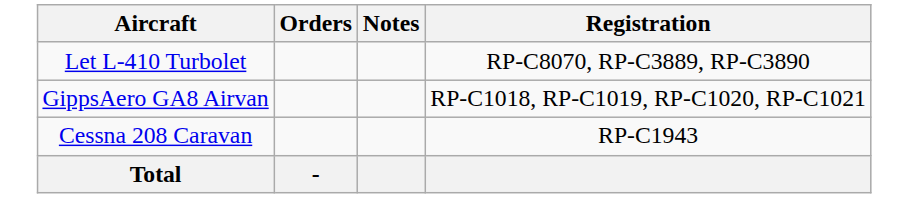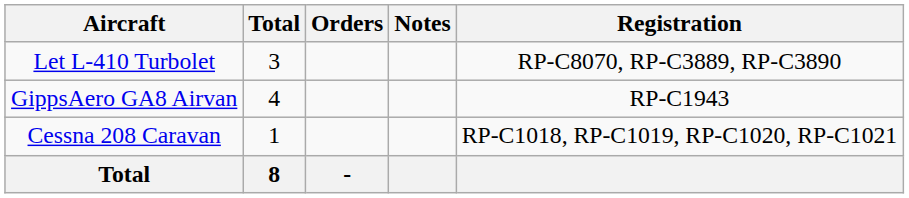+ column: (274, 23)
(648, 98) RP-C1018, RP-C1019, RP-C1020, RP-C1021 -> (679, 98) RP-C1943
(648, 135) RP-C1943 -> (679, 135) RP-C1018, RP-C1019, RP-C1020, RP-C1021
